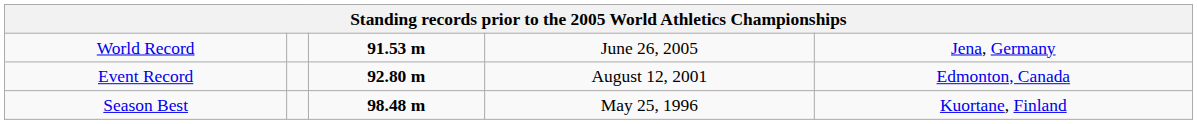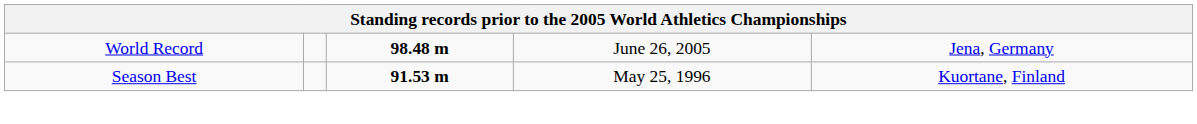(396, 47) 91.53 m -> (420, 47) 98.48 m
- row: (146, 75)
(396, 104) 98.48 m -> (420, 75) 91.53 m
